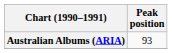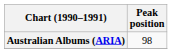(147, 40) 93 -> (147, 40) 98
